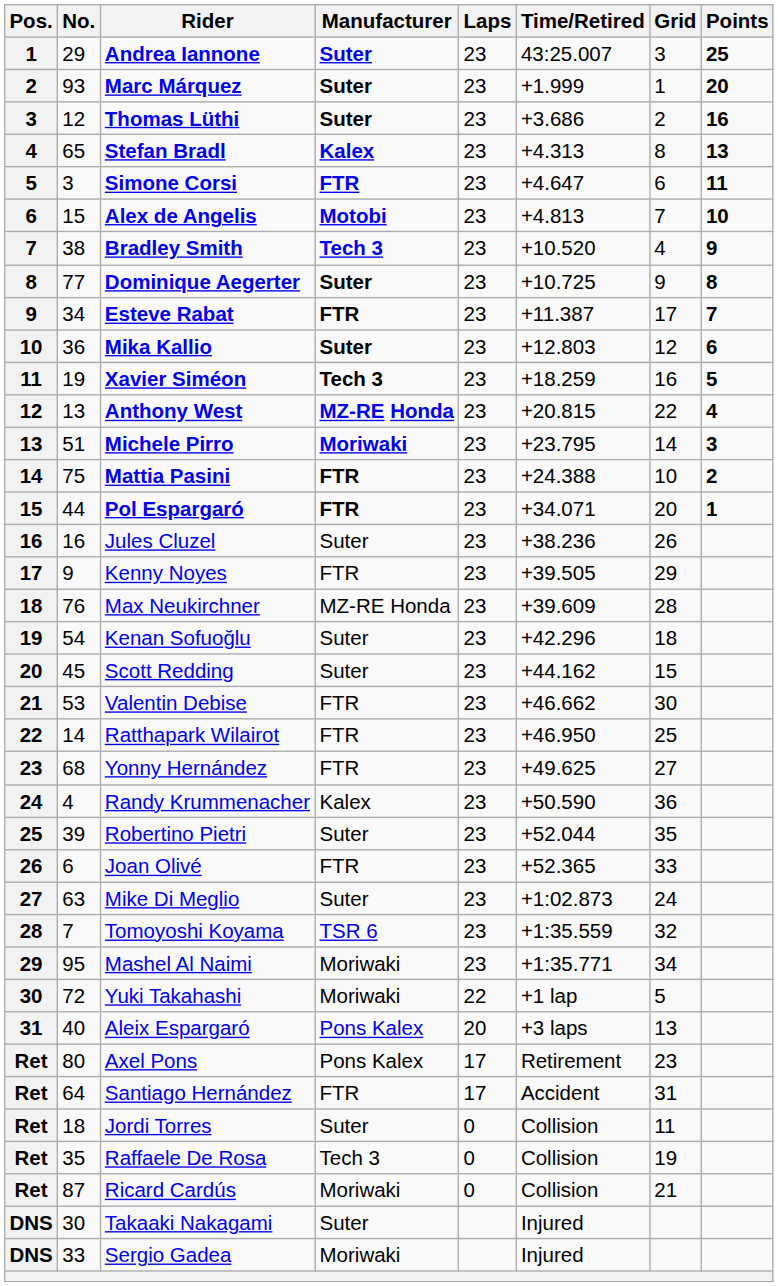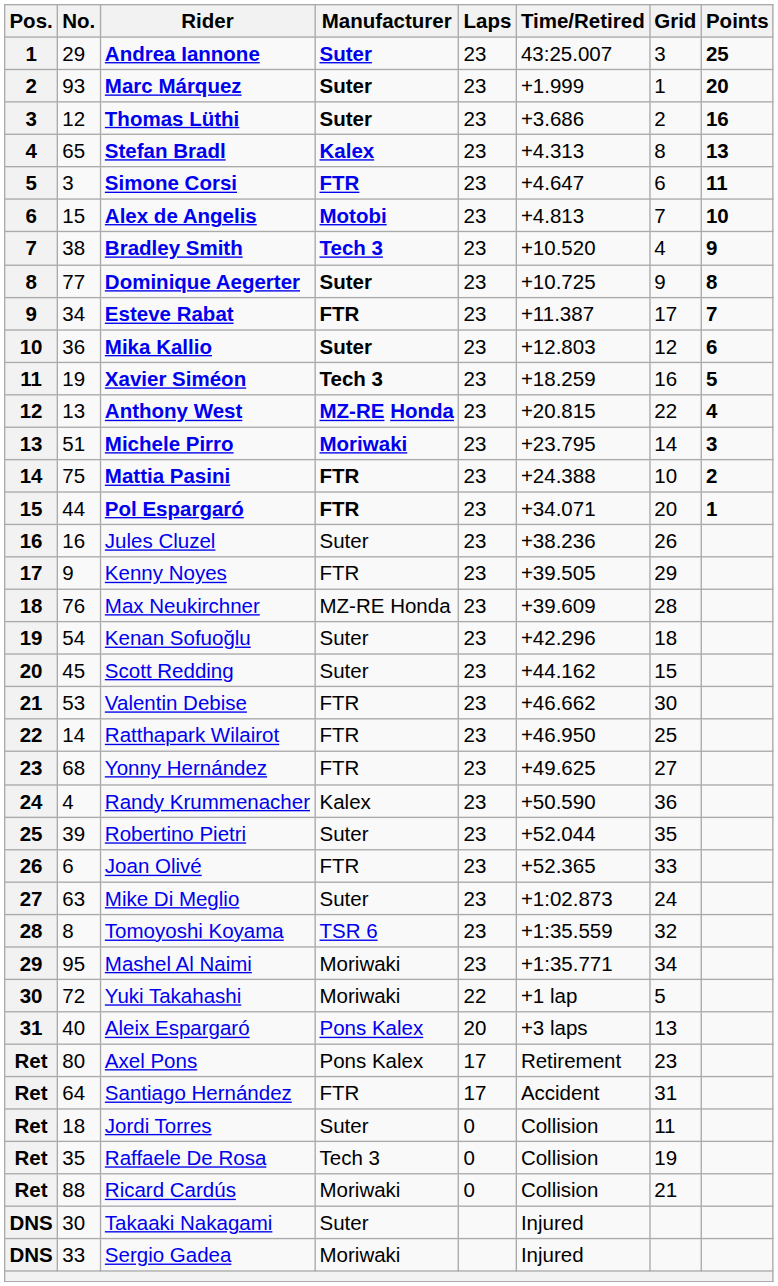(68, 931) 7 -> (68, 931) 8
(74, 1191) 87 -> (74, 1191) 88
